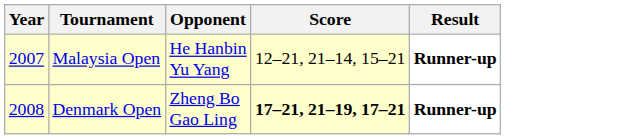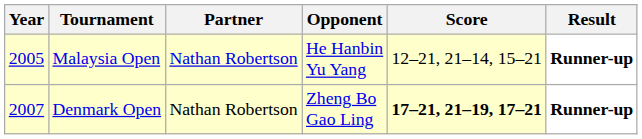+ column: (234, 19)
(26, 59) 2007 -> (26, 59) 2005
(26, 109) 2008 -> (26, 109) 2007
